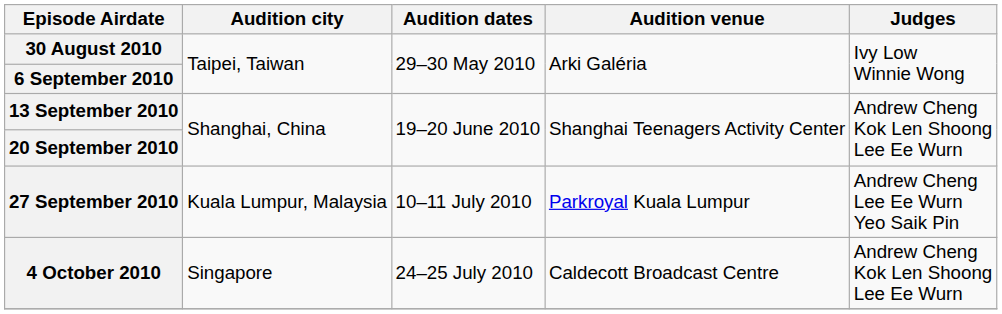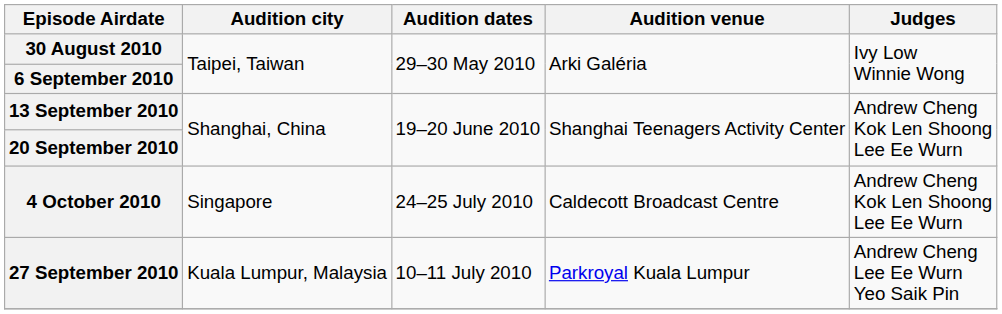rows swapped: (94, 201) <-> (94, 273)
